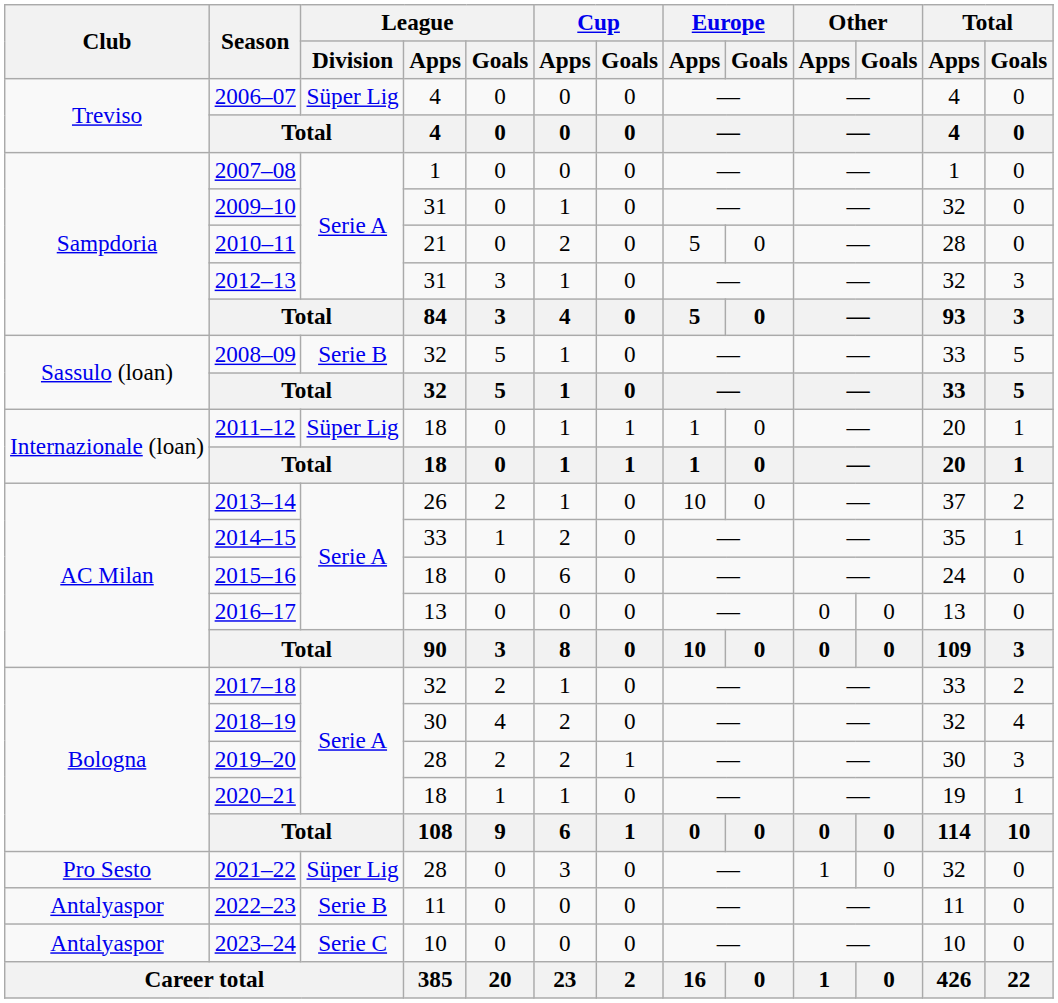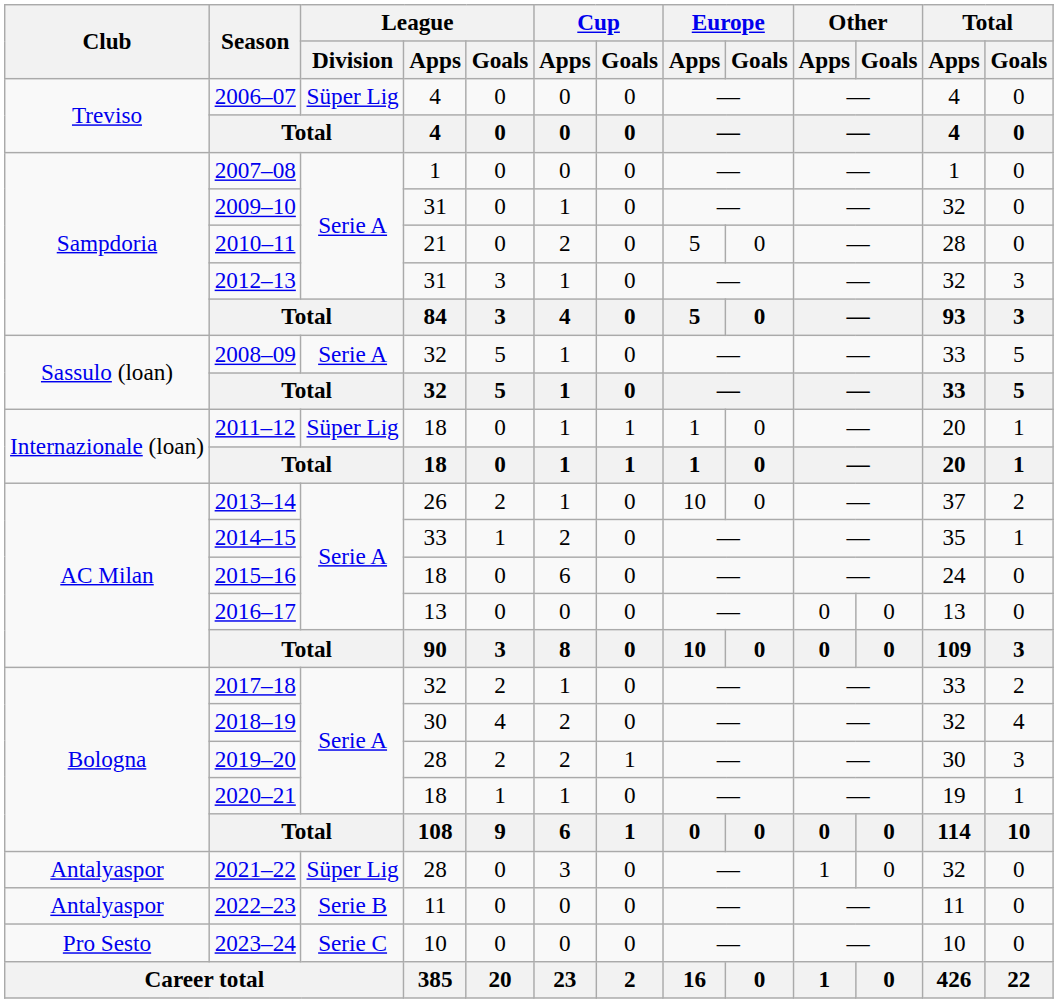(353, 354) Serie B -> (353, 354) Serie A
(107, 869) Pro Sesto -> (107, 869) Antalyaspor
(107, 942) Antalyaspor -> (107, 942) Pro Sesto
